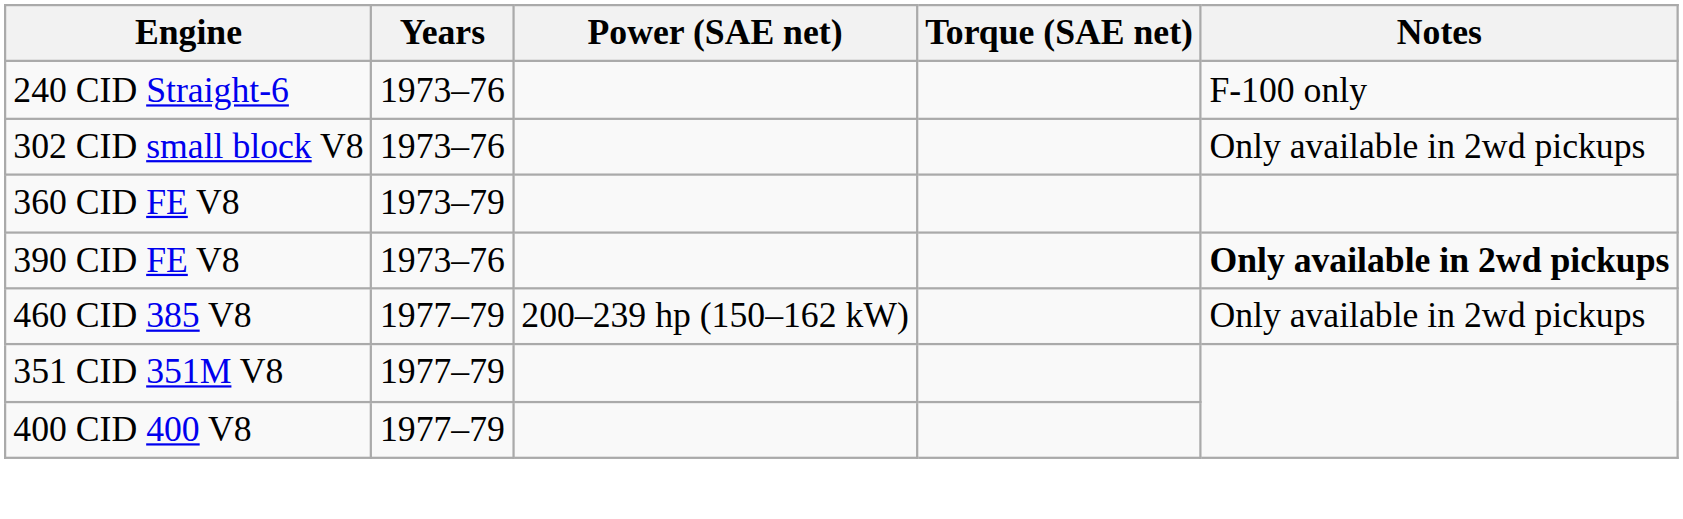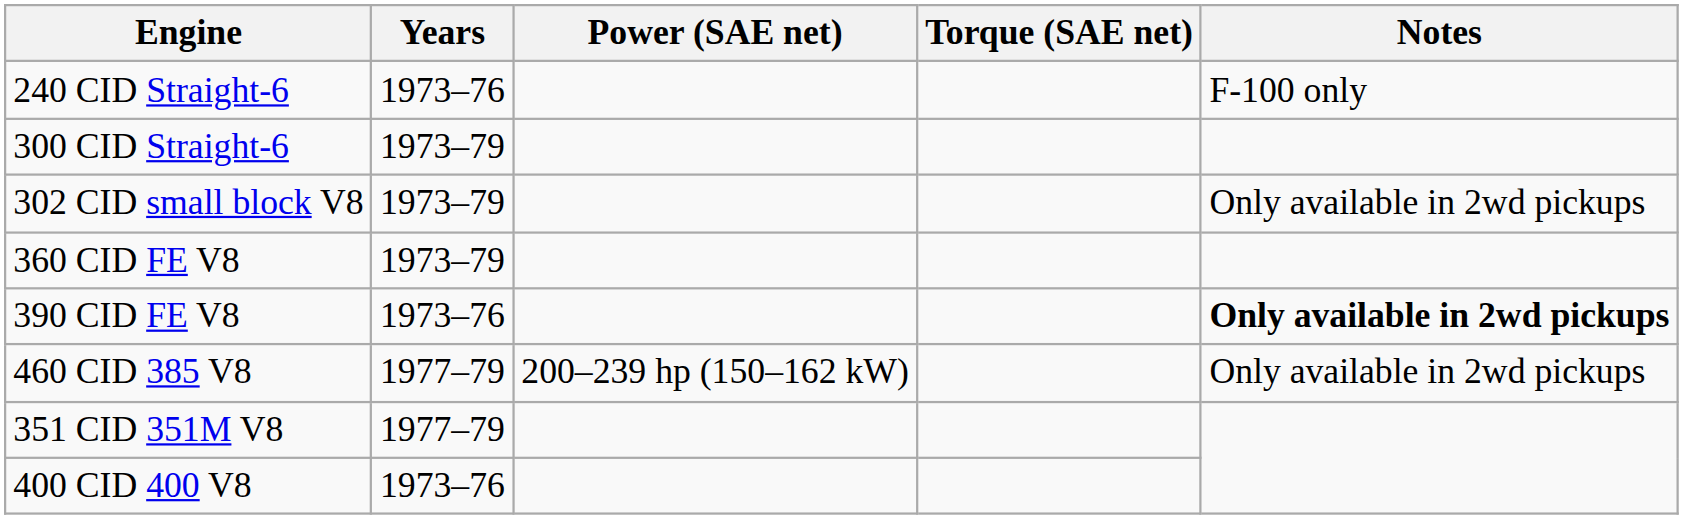+ row: (151, 145)
(442, 145) 1973–76 -> (442, 202) 1973–79
(442, 428) 1977–79 -> (442, 485) 1973–76
